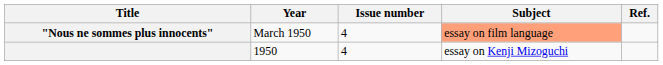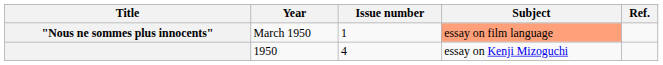(344, 32) 4 -> (344, 32) 1
